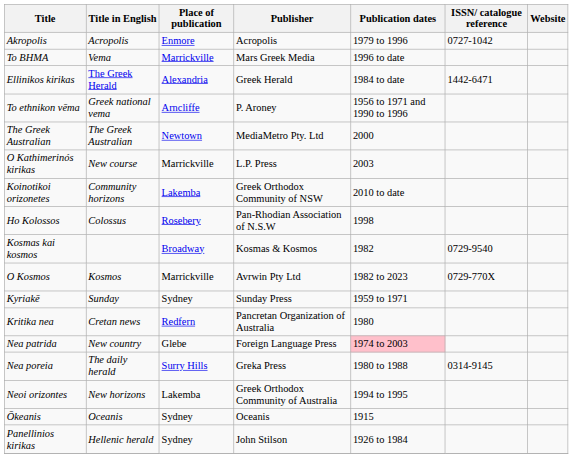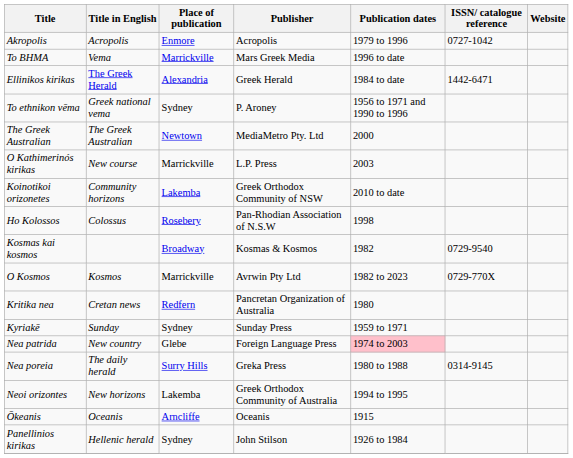(181, 107) Arncliffe -> (177, 107) Sydney
rows swapped: (30, 321) <-> (23, 299)
(177, 417) Sydney -> (181, 417) Arncliffe
